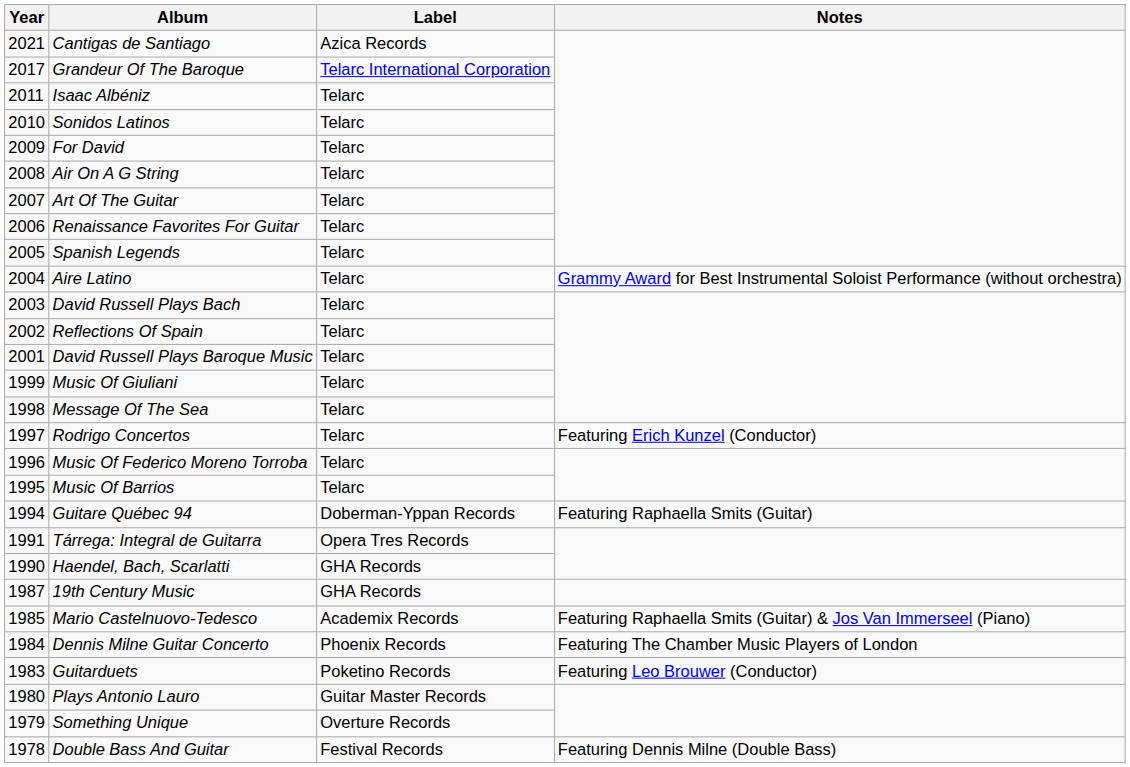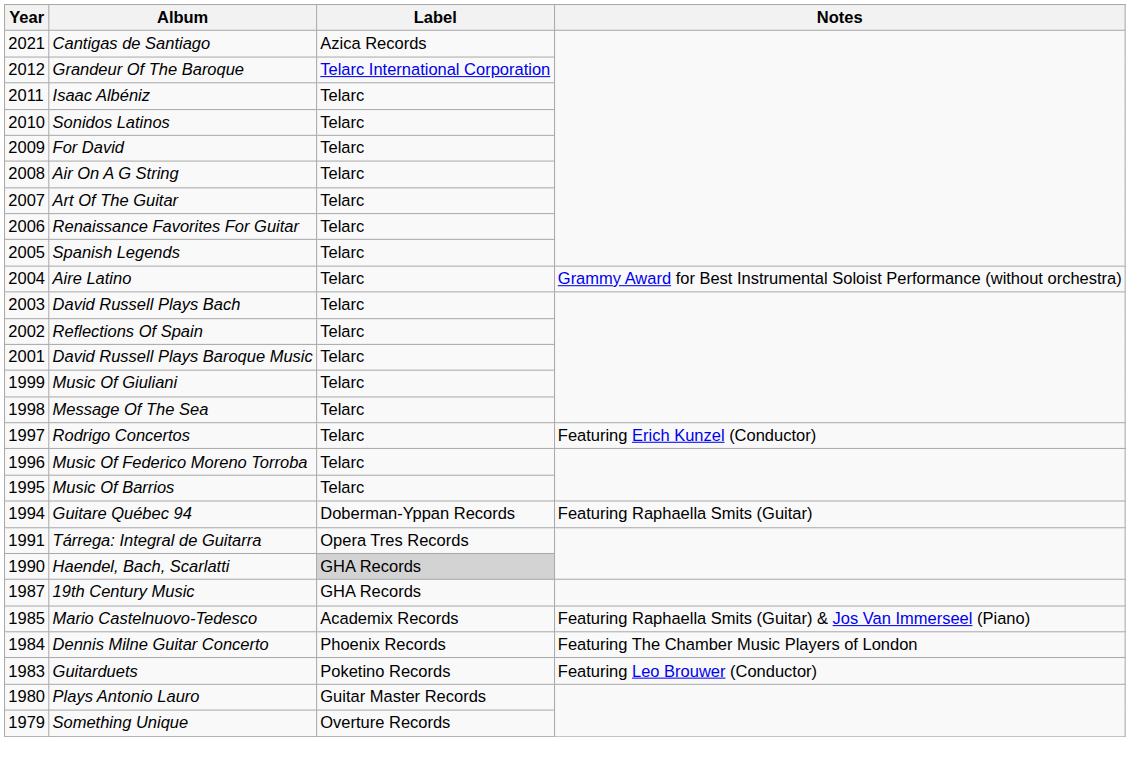(27, 69) 2017 -> (27, 69) 2012
(371, 566) no background -> (371, 566) lightgrey background
- row: (141, 749)
